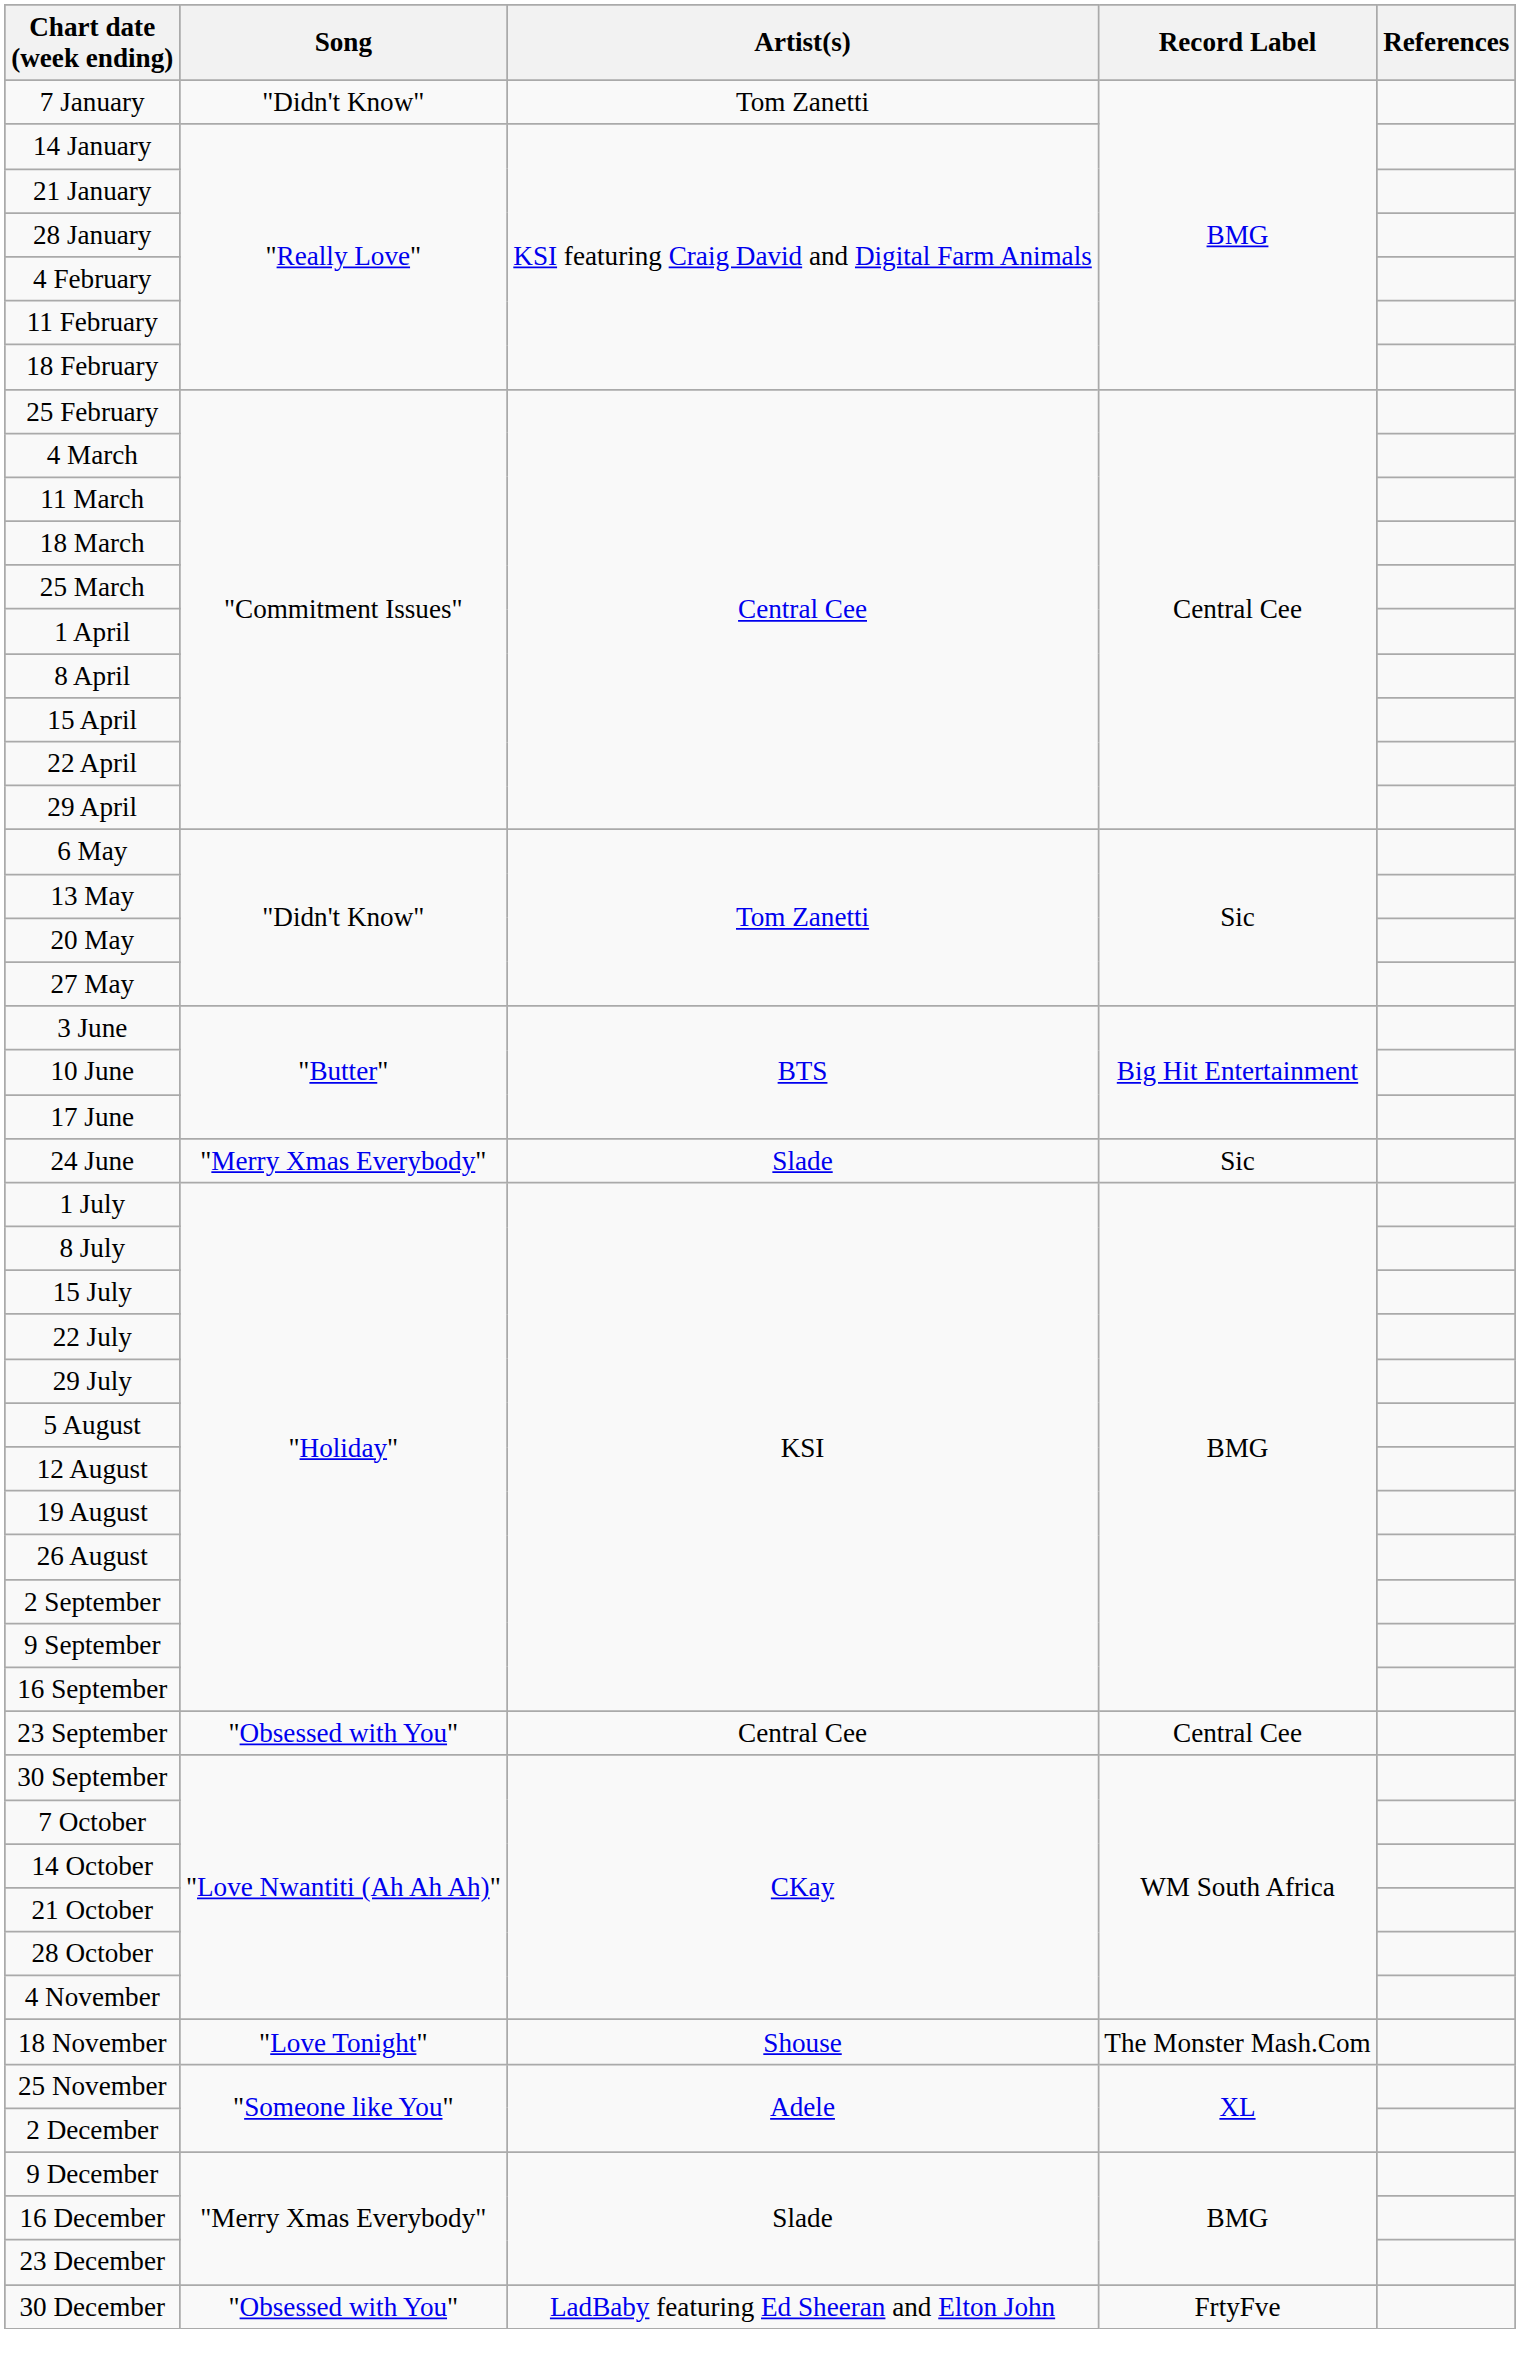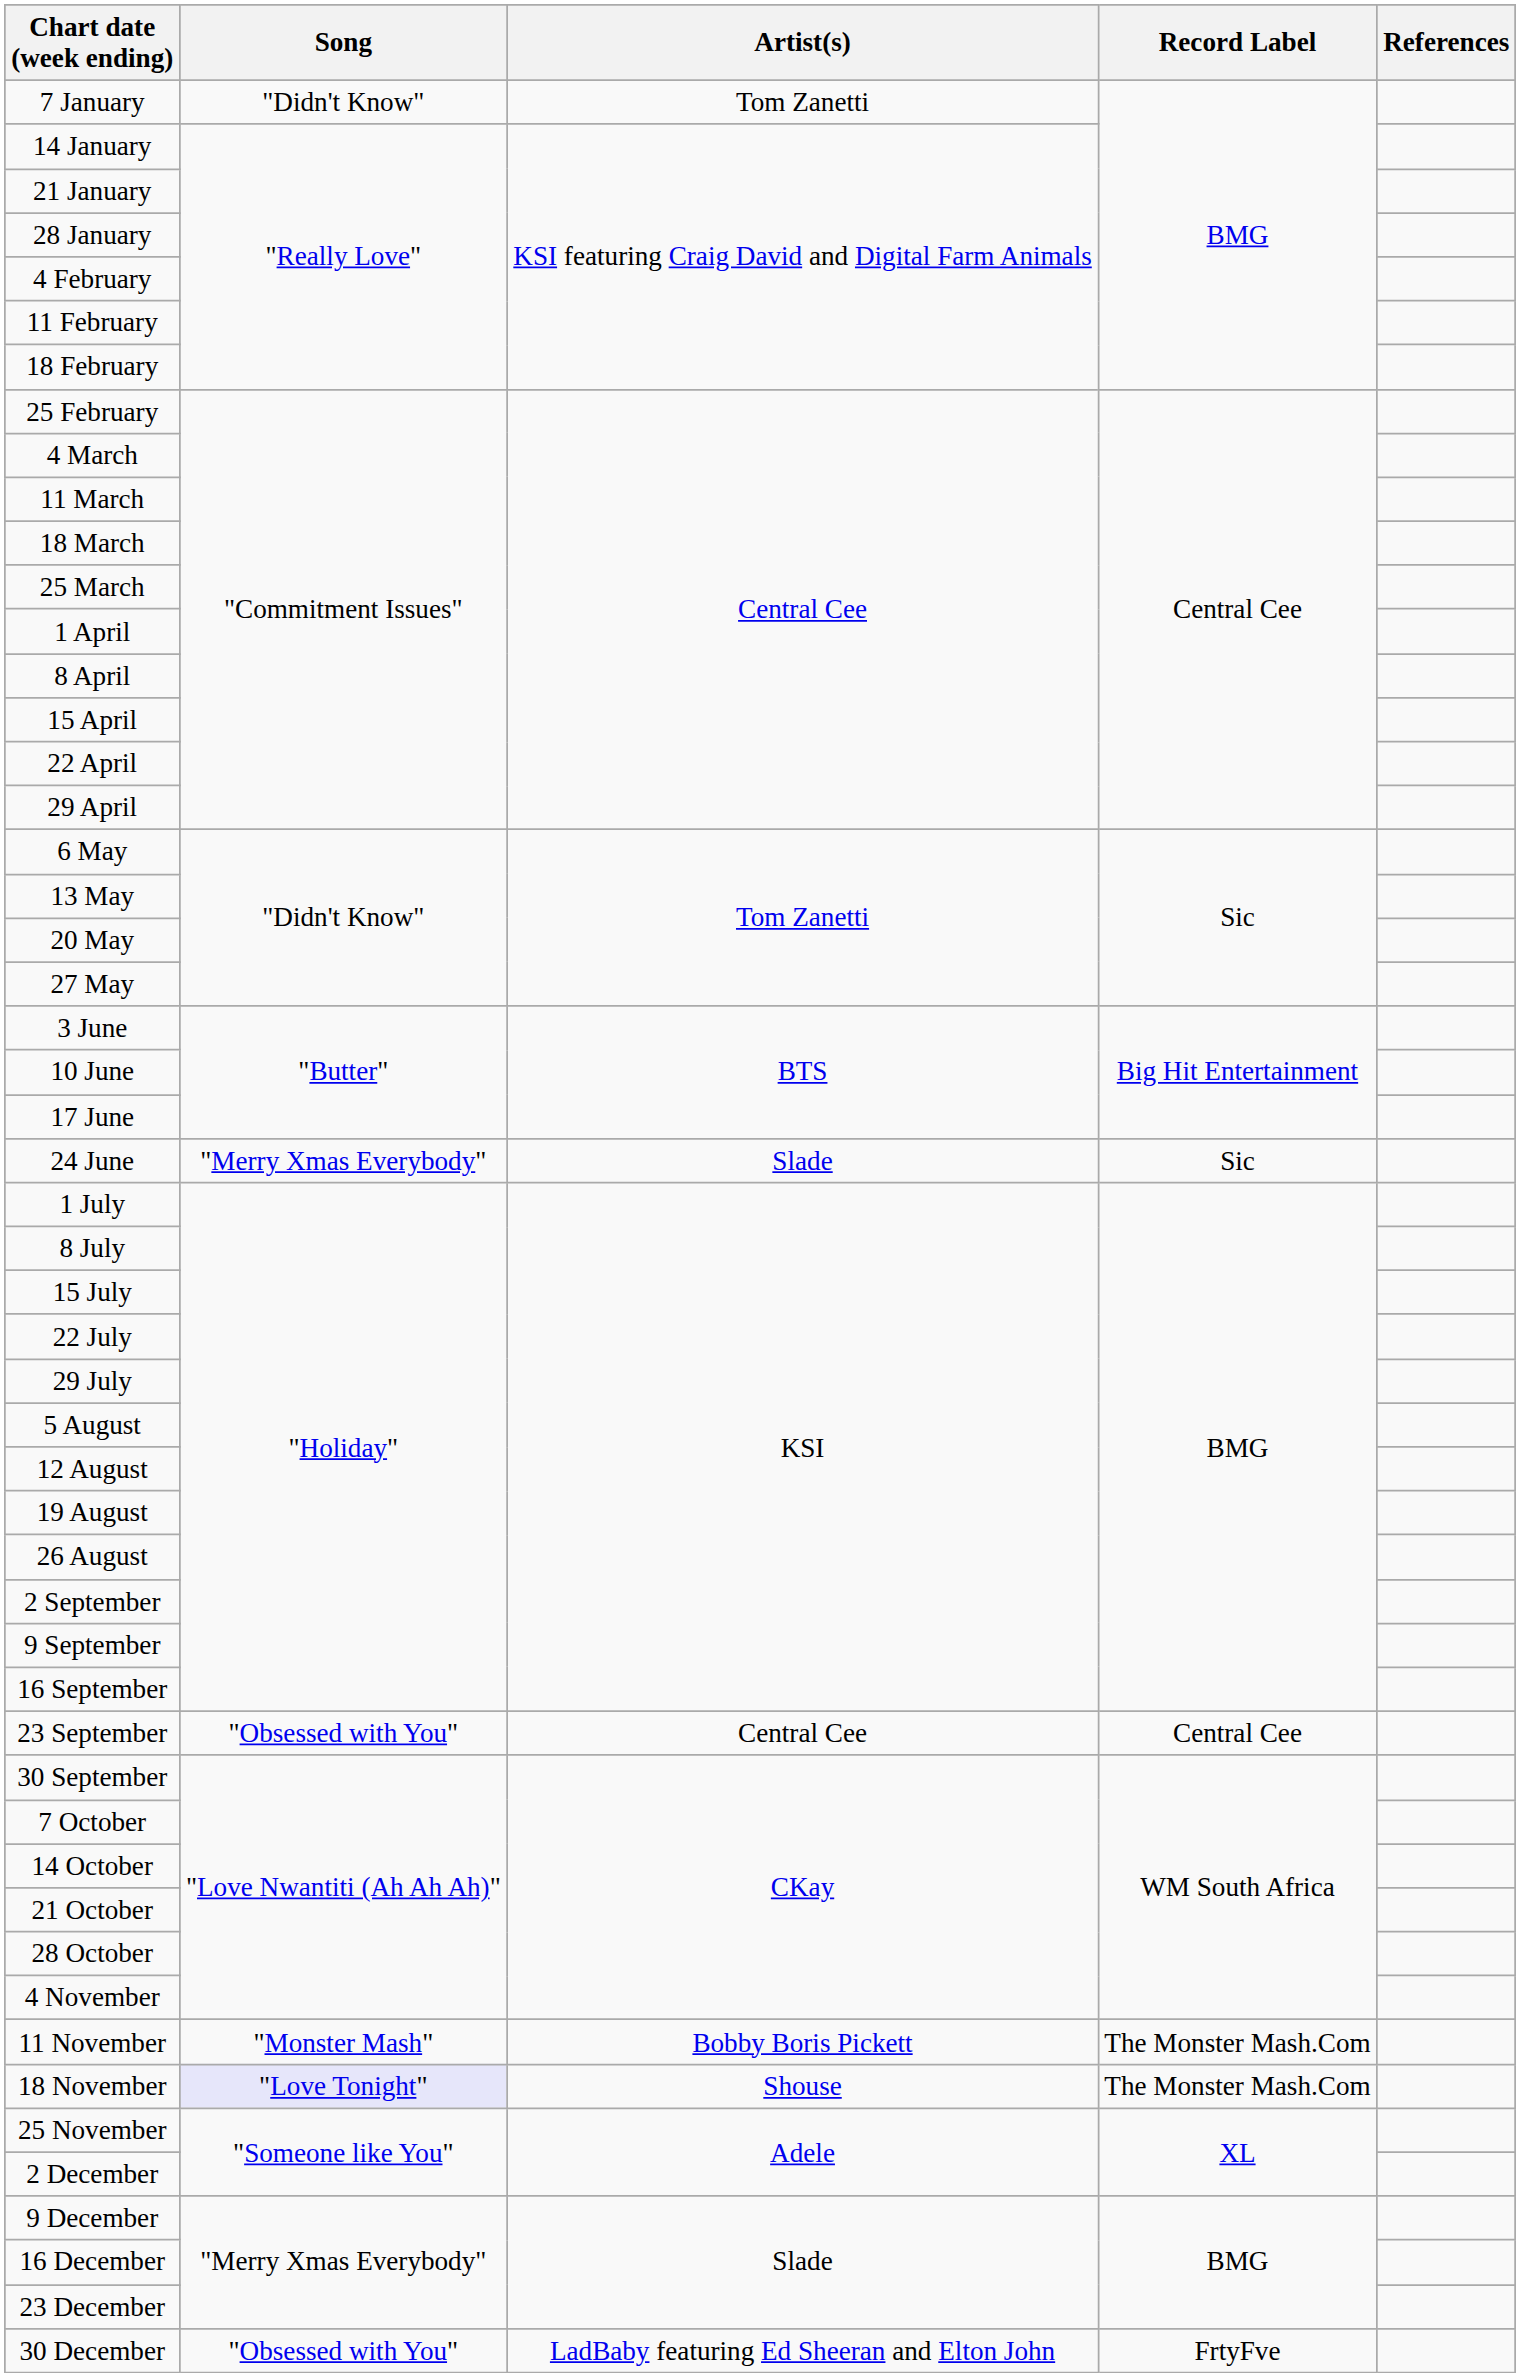+ row: (92, 2041)
(343, 2041) no background -> (343, 2085) lavender background
